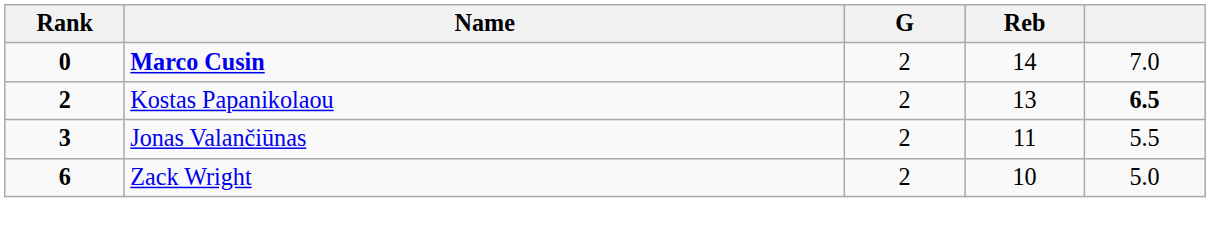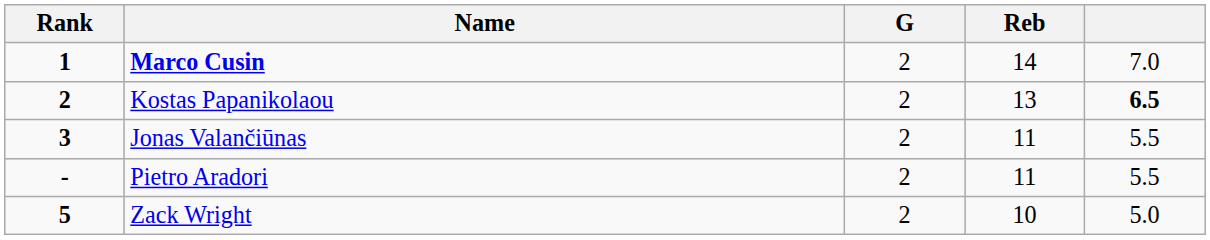(65, 61) 0 -> (65, 61) 1
+ row: (199, 176)
(65, 176) 6 -> (65, 215) 5
